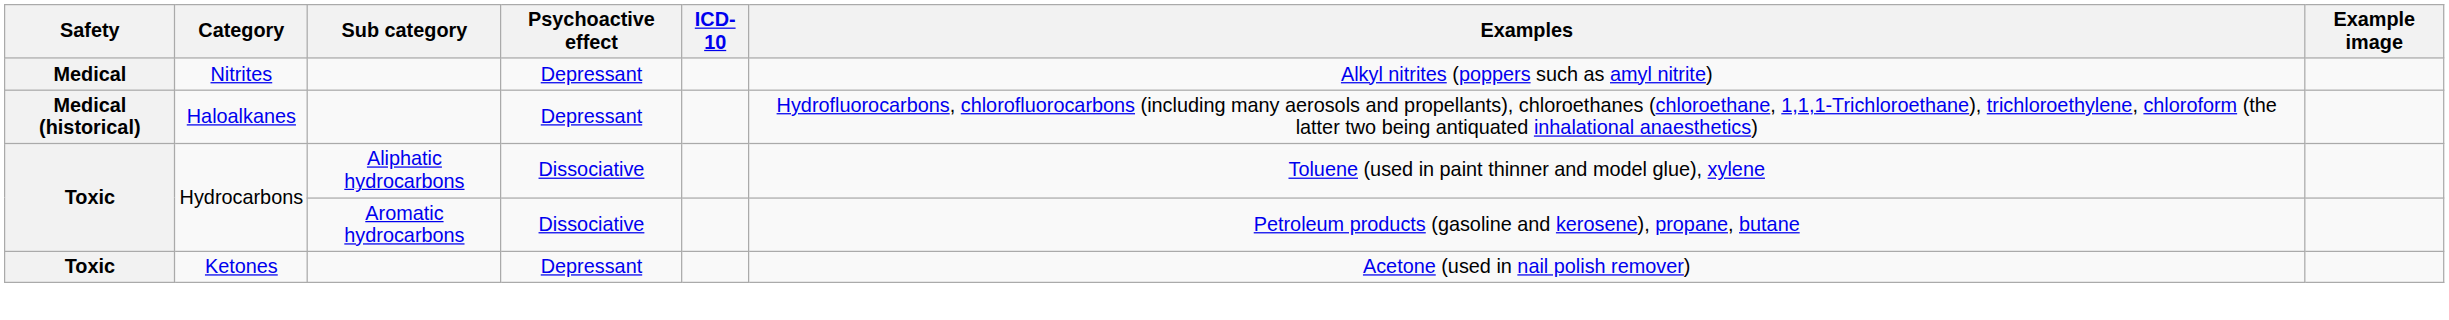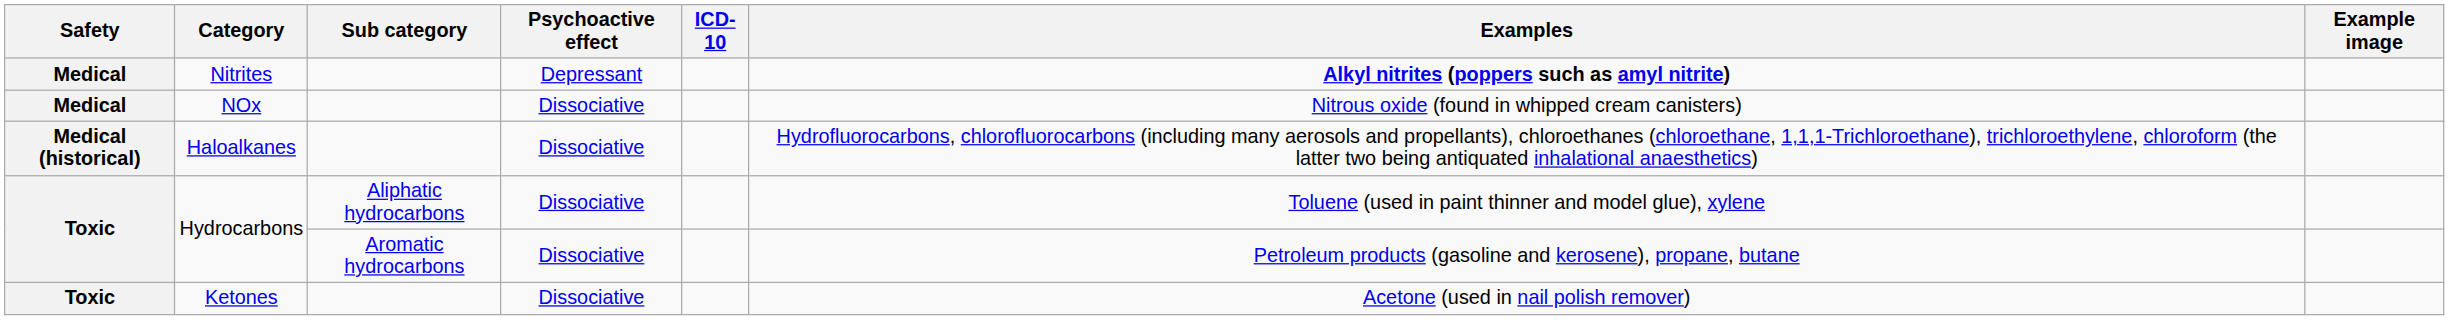(1527, 74) normal -> (1527, 74) bold
+ row: (241, 105)
(591, 116) Depressant -> (591, 148) Dissociative
(591, 266) Depressant -> (591, 298) Dissociative
